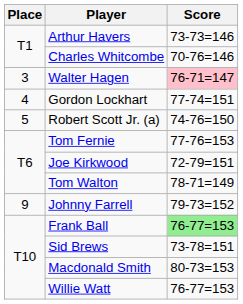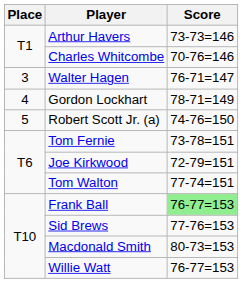(202, 78) pink background -> (202, 78) no background
(202, 99) 77-74=151 -> (202, 99) 78-71=149
(202, 141) 77-76=153 -> (202, 141) 73-78=151
(202, 183) 78-71=149 -> (202, 183) 77-74=151
- row: (90, 204)
(202, 246) 73-78=151 -> (202, 225) 77-76=153
